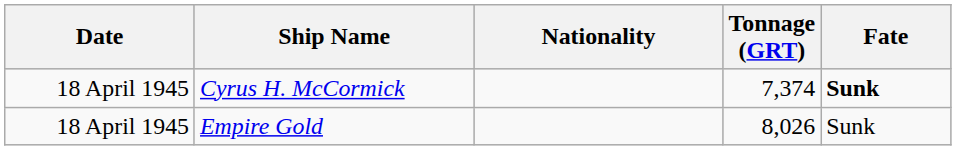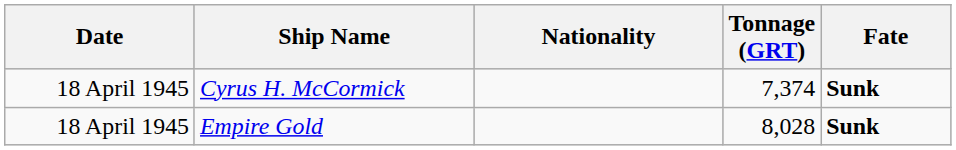(788, 125) 8,026 -> (788, 125) 8,028
(851, 125) normal -> (853, 125) bold
